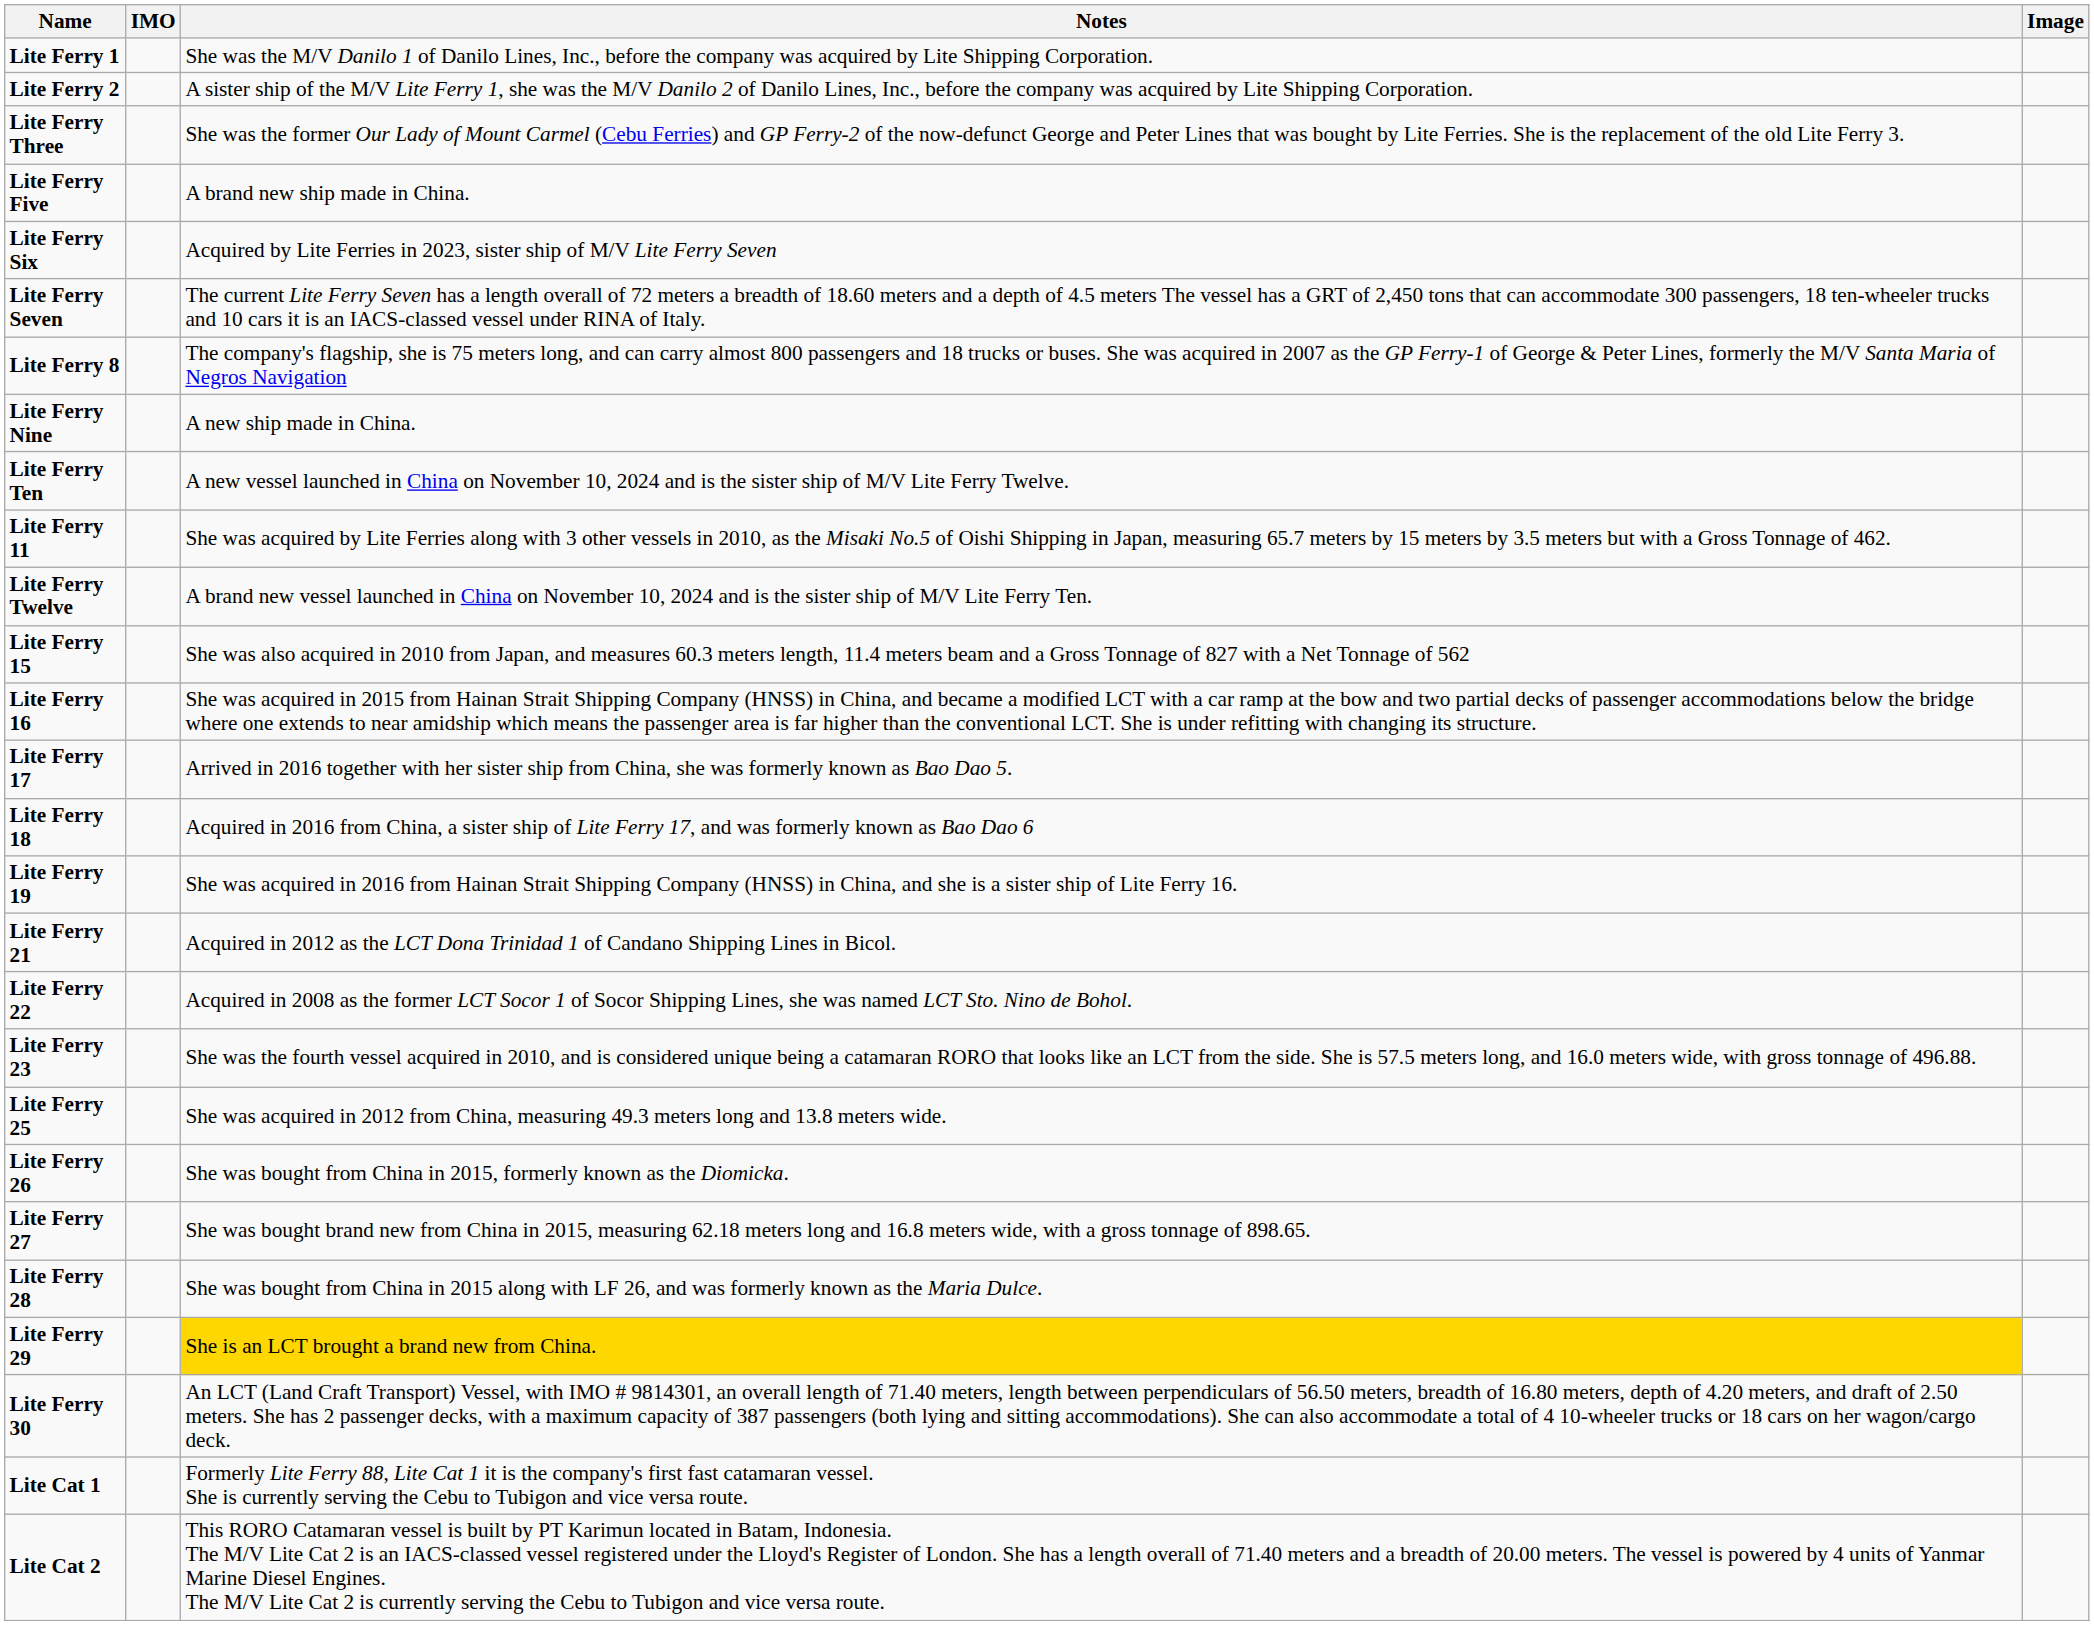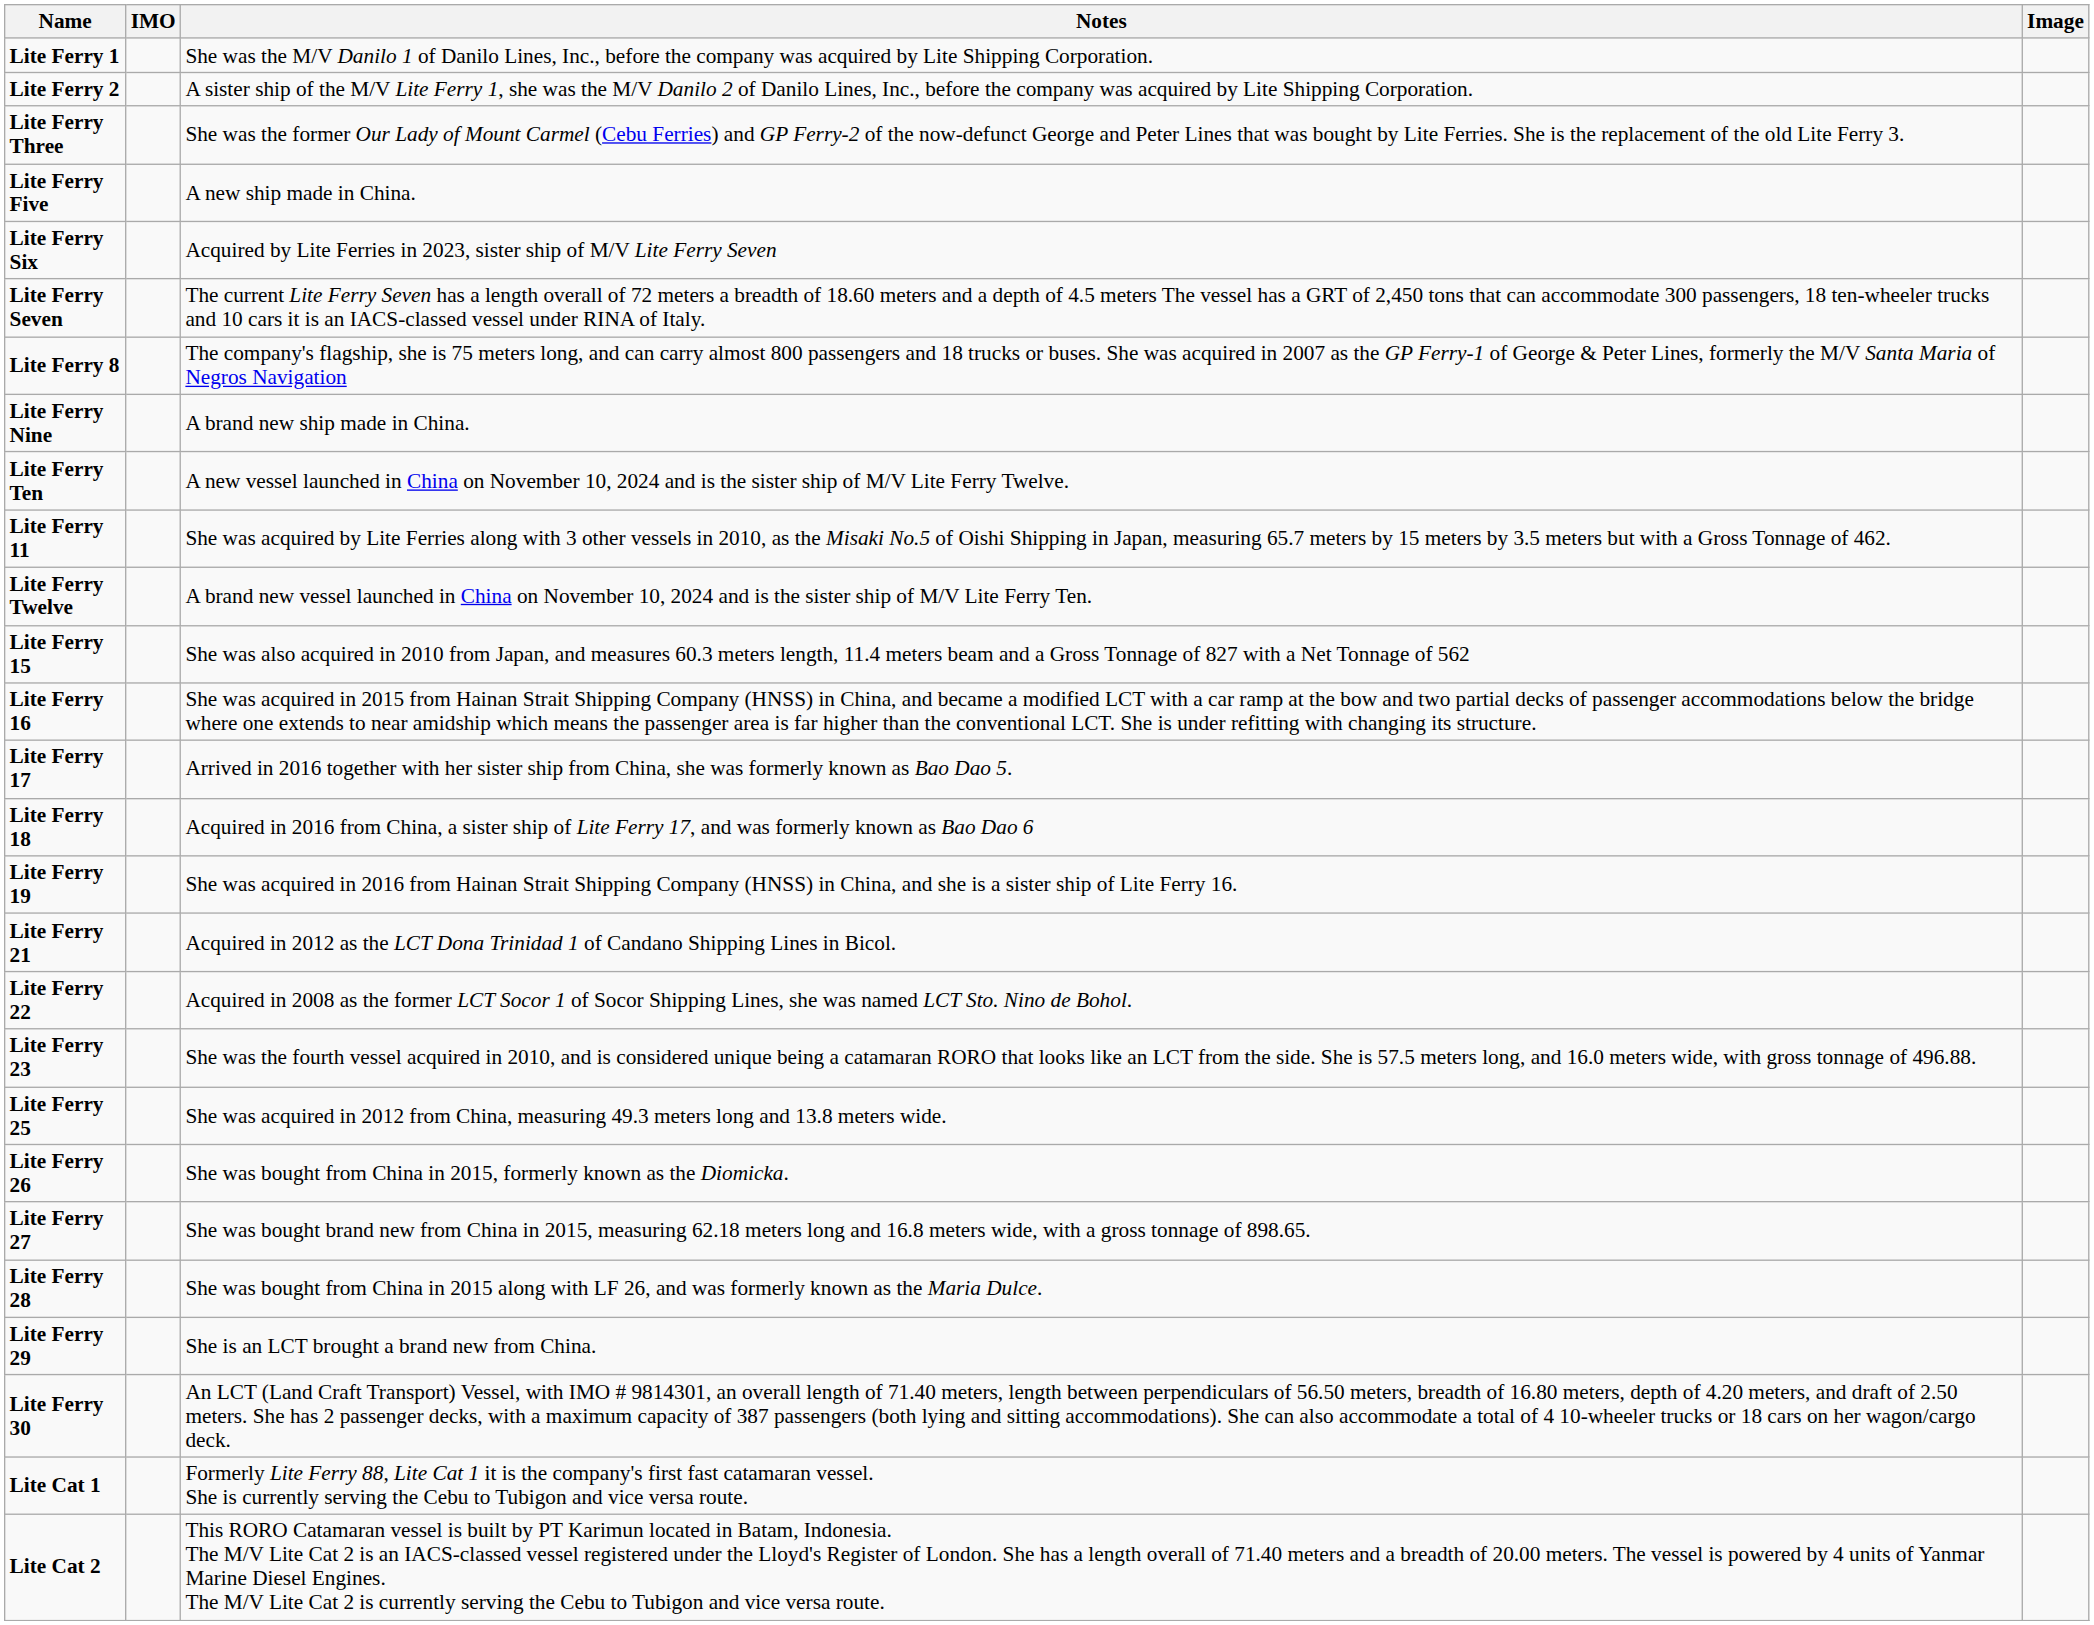(328, 192) A brand new ship made in China. -> (301, 192) A new ship made in China.
(301, 423) A new ship made in China. -> (328, 423) A brand new ship made in China.
(391, 1346) gold background -> (391, 1346) no background
